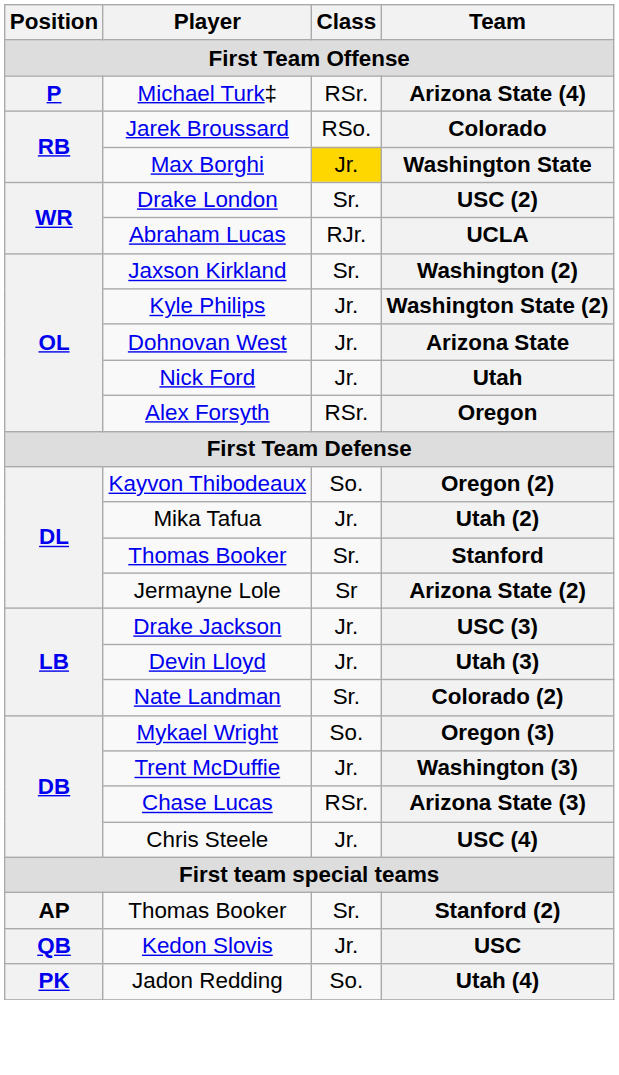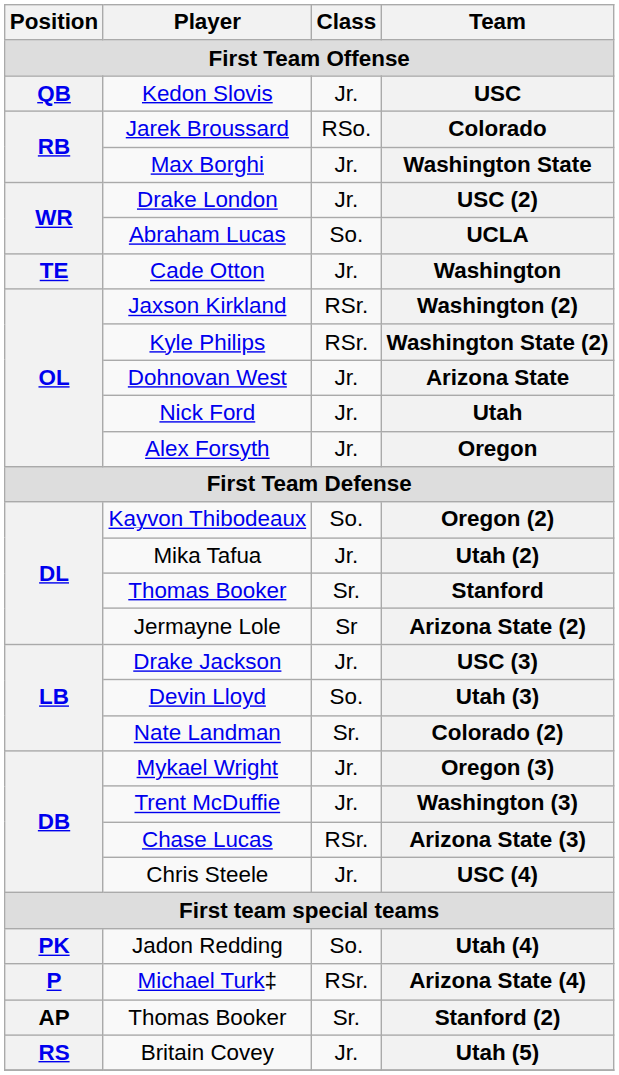rows swapped: (498, 945) <-> (498, 93)
(346, 164) gold background -> (346, 164) no background
(346, 199) Sr. -> (346, 199) Jr.
(346, 235) RJr. -> (346, 235) So.
+ row: (498, 270)
(346, 270) Sr. -> (346, 306) RSr.
(346, 306) Jr. -> (346, 341) RSr.
(346, 413) RSr. -> (346, 448) Jr.
(346, 661) Jr. -> (346, 697) So.
(346, 732) So. -> (346, 768) Jr.
rows swapped: (498, 981) <-> (498, 910)
+ row: (498, 1052)
